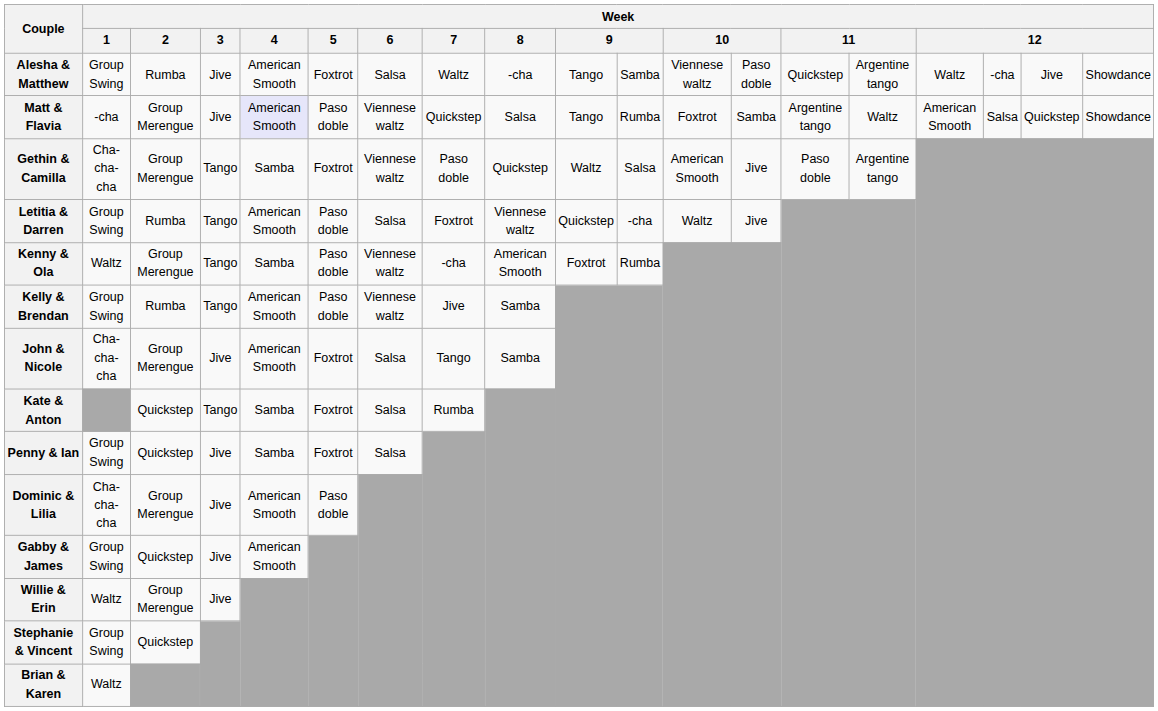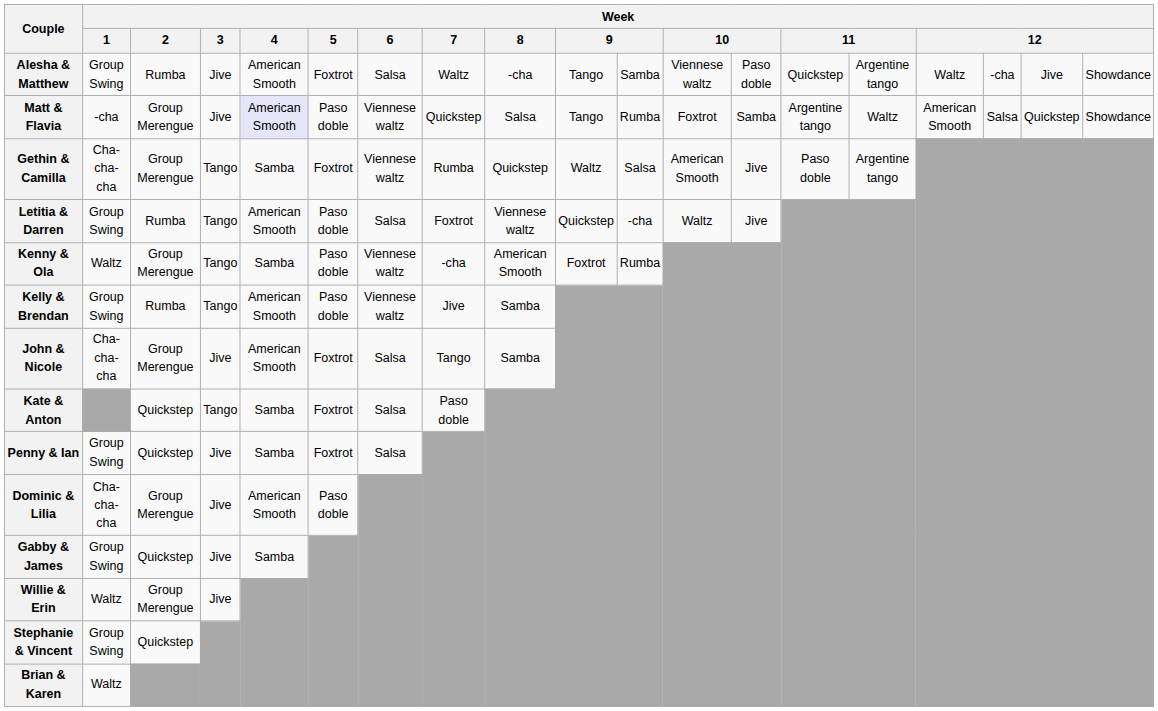(454, 168) Paso doble -> (454, 168) Rumba
(454, 409) Rumba -> (454, 409) Paso doble
(274, 556) American Smooth -> (274, 556) Samba
